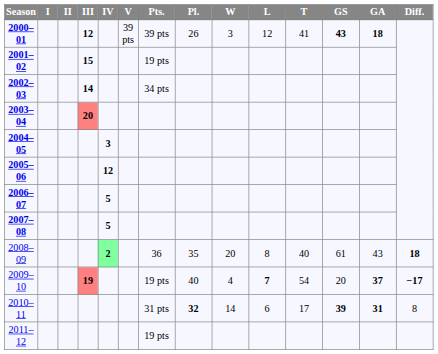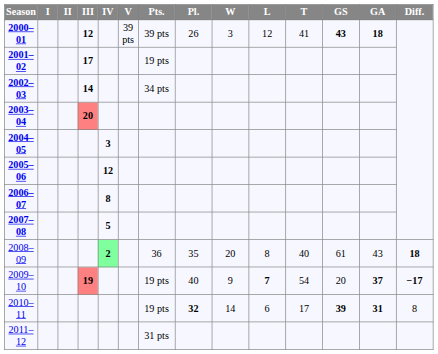(88, 61) 15 -> (88, 61) 17
(108, 198) 5 -> (108, 198) 8
(230, 280) 4 -> (230, 280) 9
(157, 308) 31 pts -> (157, 308) 19 pts
(157, 335) 19 pts -> (157, 335) 31 pts
